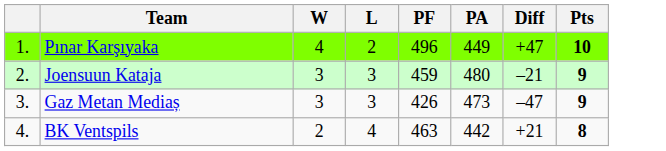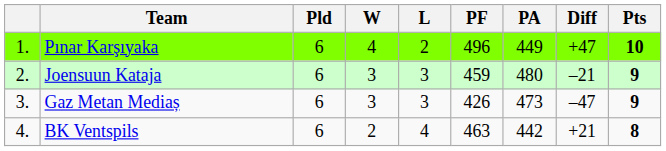+ column: (319, 18)
